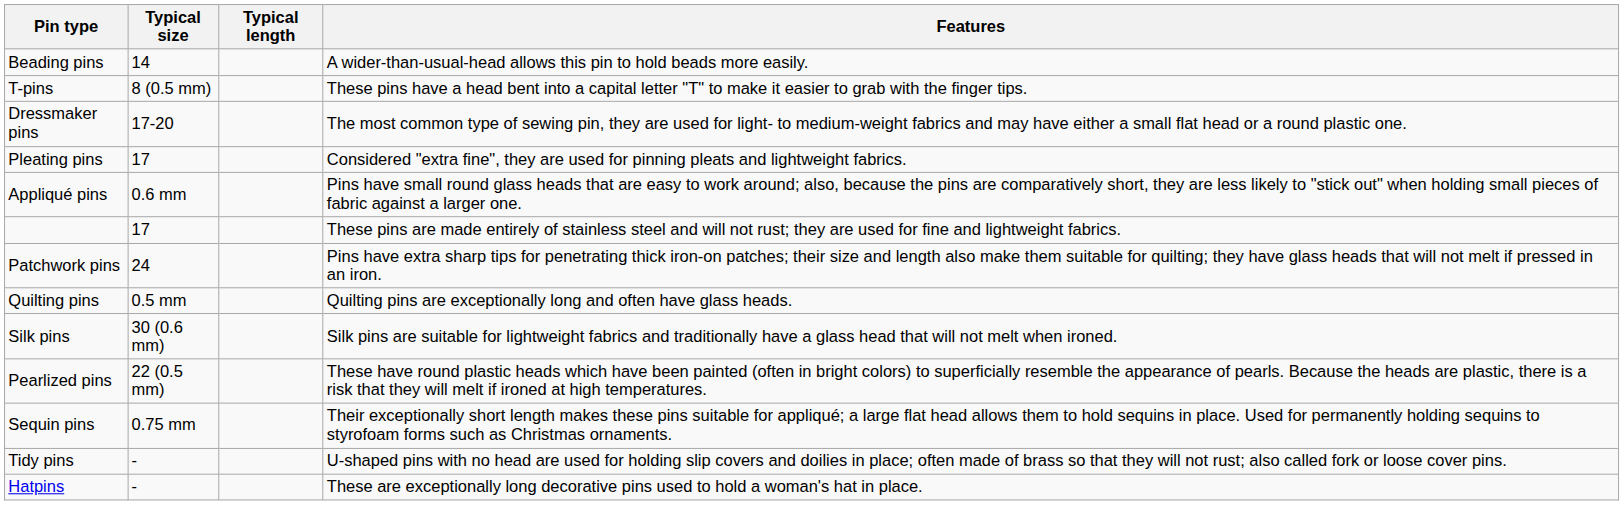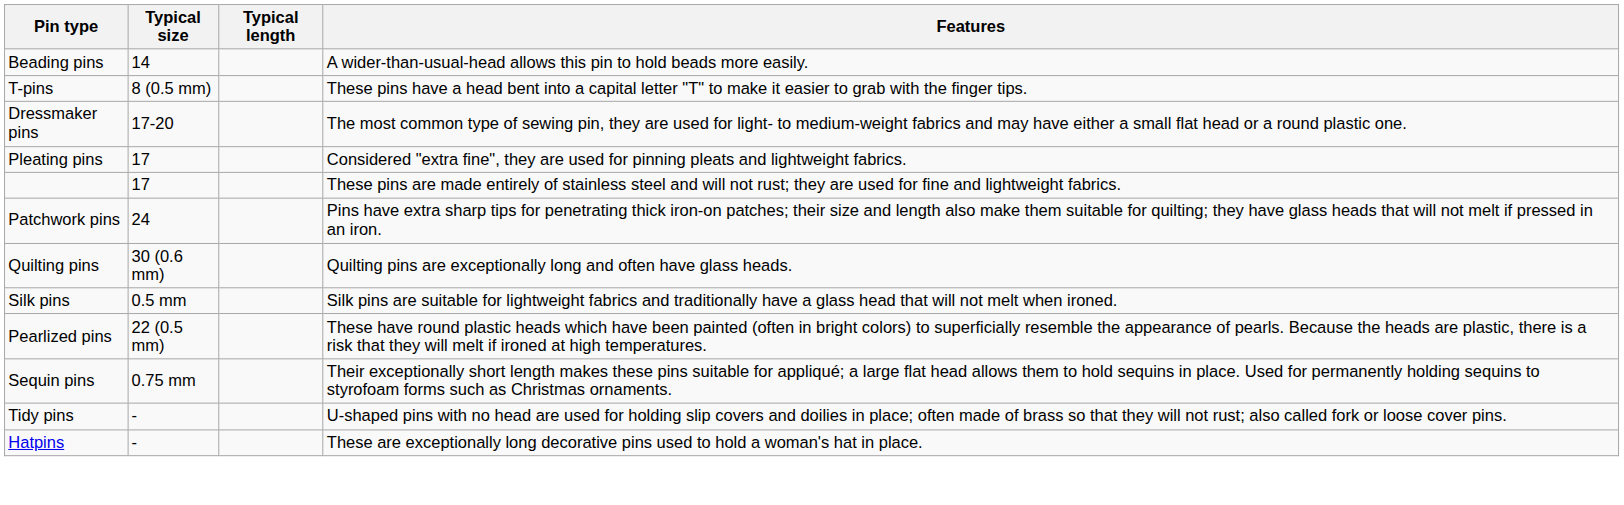- row: (58, 194)
(159, 300) 0.5 mm -> (157, 265) 30 (0.6 mm)
(157, 336) 30 (0.6 mm) -> (159, 300) 0.5 mm
